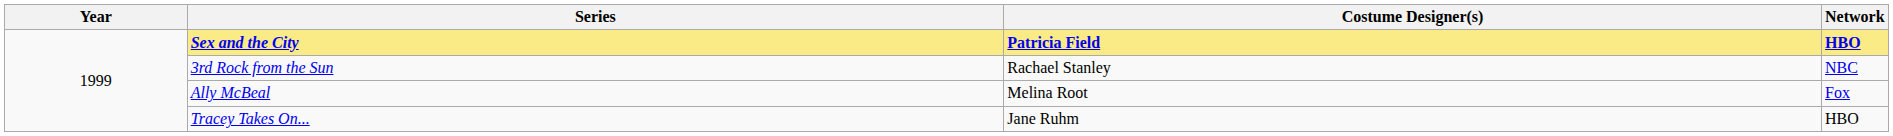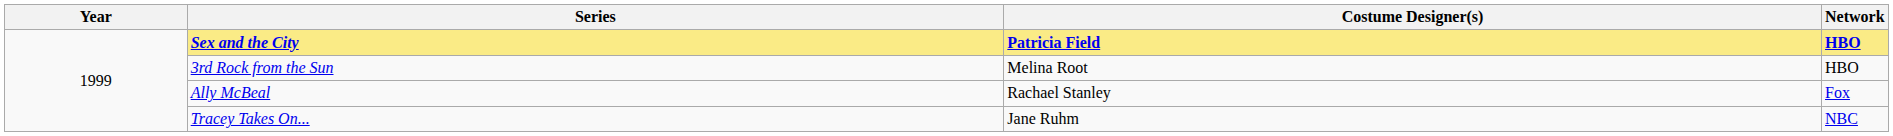(1059, 67) Rachael Stanley -> (1048, 67) Melina Root
(1842, 67) NBC -> (1842, 67) HBO
(1048, 93) Melina Root -> (1059, 93) Rachael Stanley
(1842, 118) HBO -> (1842, 118) NBC
